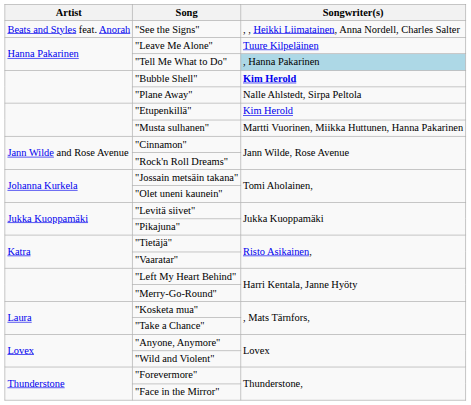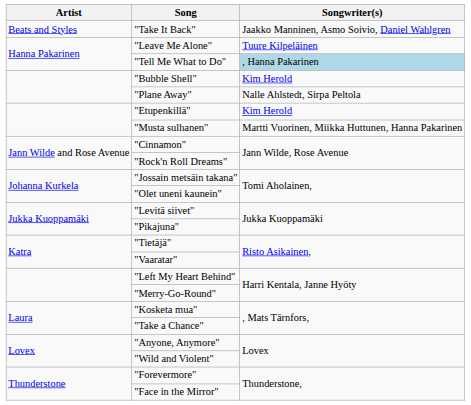- row: (167, 29)
+ row: (165, 29)
(270, 78) bold -> (267, 78) normal
